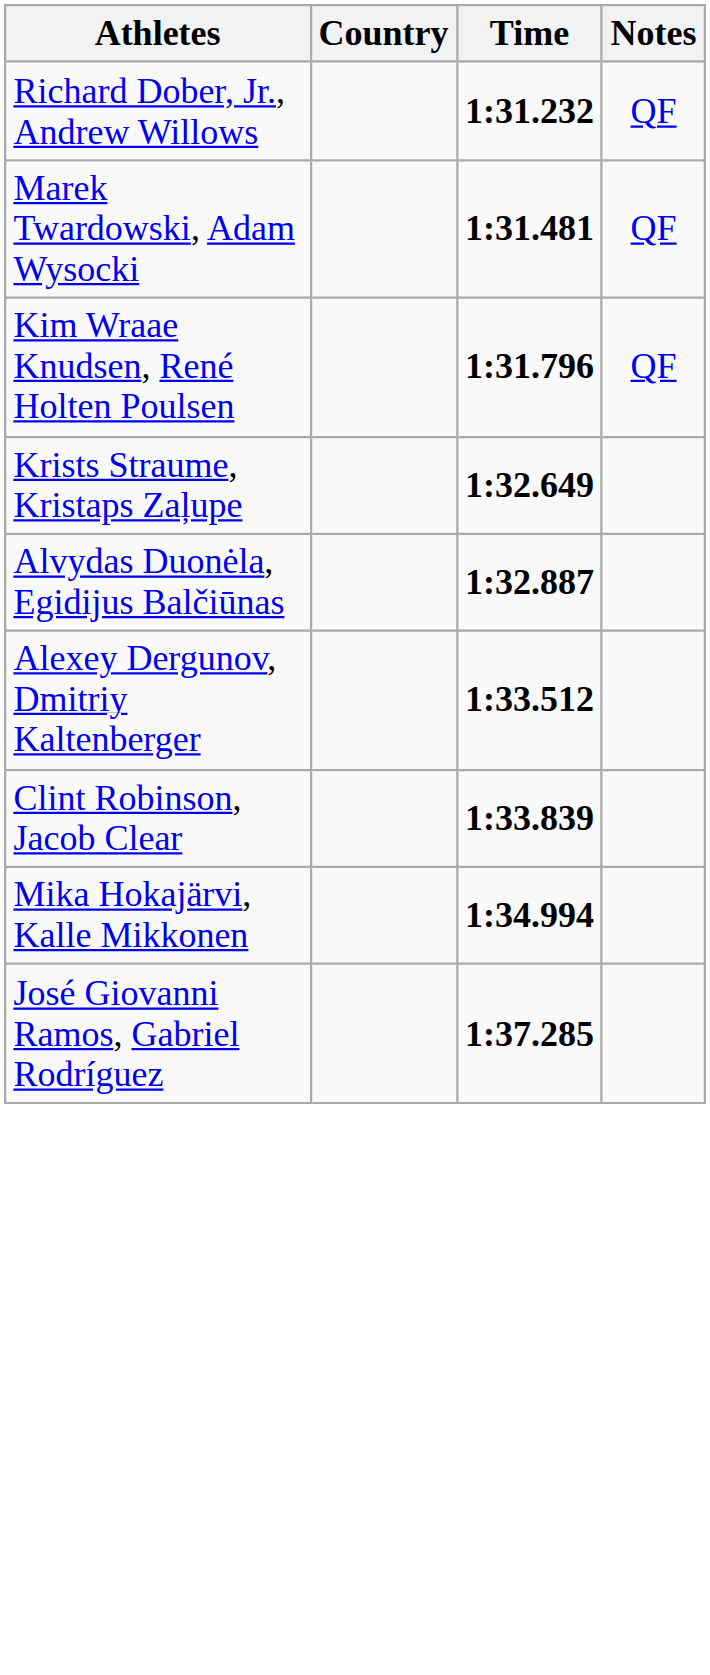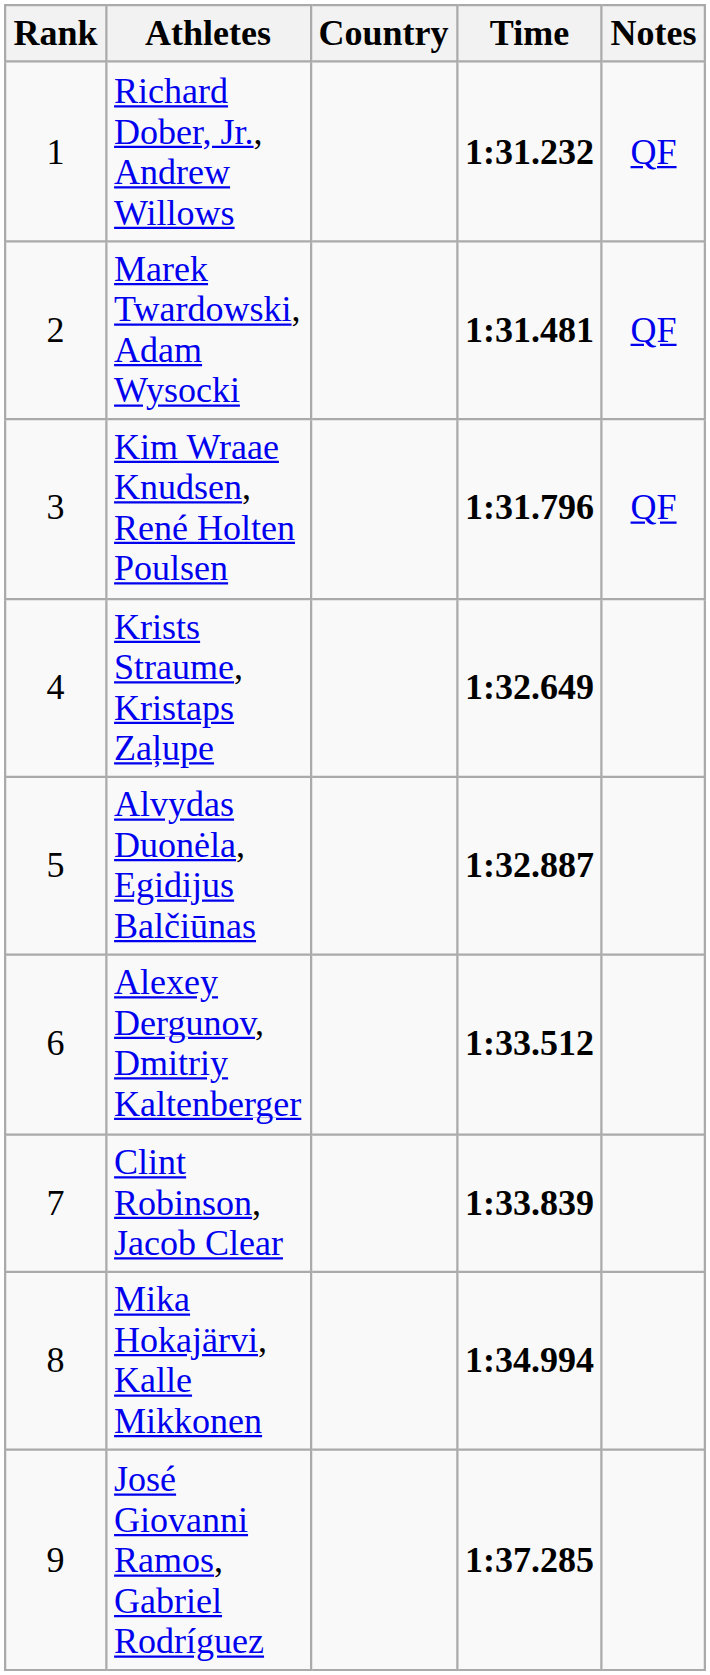+ column: (55, 33)
